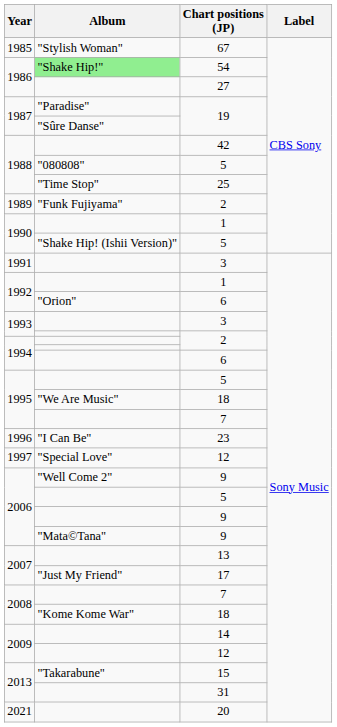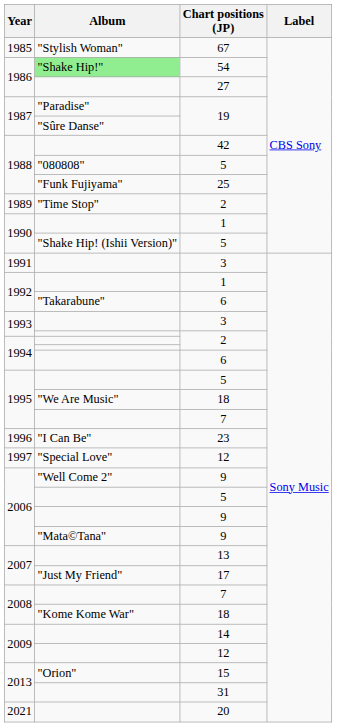(68, 184) "Time Stop" -> (80, 184) "Funk Fujiyama"
(80, 203) "Funk Fujiyama" -> (68, 203) "Time Stop"
(57, 301) "Orion" -> (71, 301) "Takarabune"
(71, 672) "Takarabune" -> (57, 672) "Orion"
